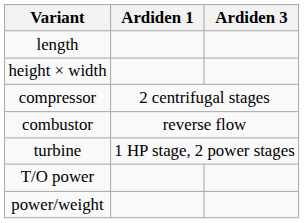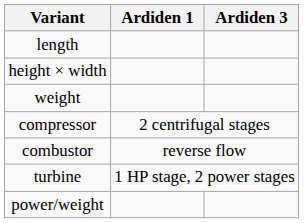+ row: (57, 97)
- row: (57, 177)
